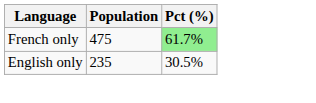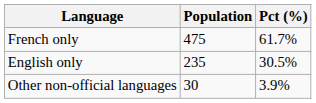(184, 39) lightgreen background -> (278, 39) no background
+ row: (92, 86)
